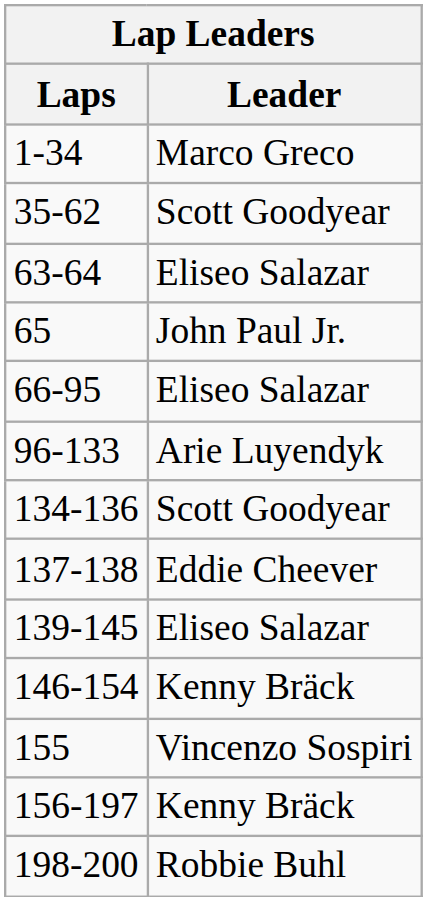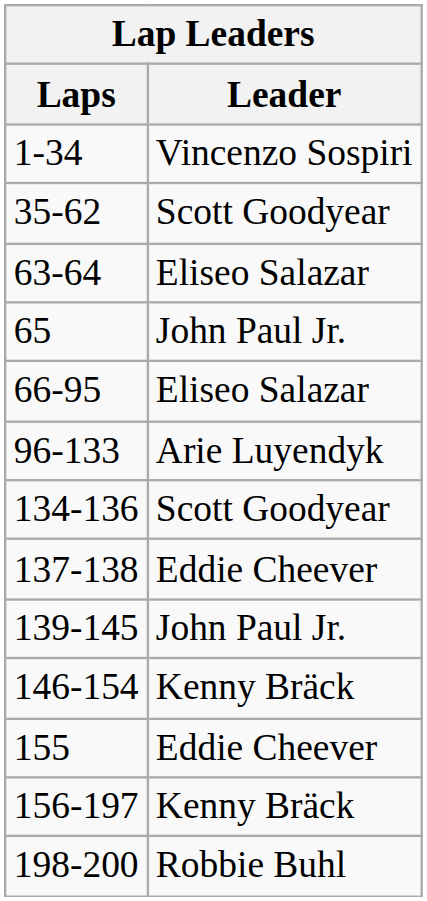(255, 152) Marco Greco -> (284, 152) Vincenzo Sospiri
(262, 627) Eliseo Salazar -> (251, 627) John Paul Jr.
(284, 746) Vincenzo Sospiri -> (267, 746) Eddie Cheever
